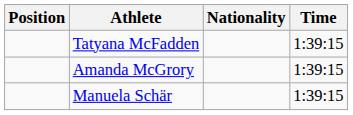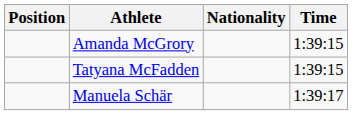rows swapped: (136, 43) <-> (133, 69)
(318, 95) 1:39:15 -> (318, 95) 1:39:17
